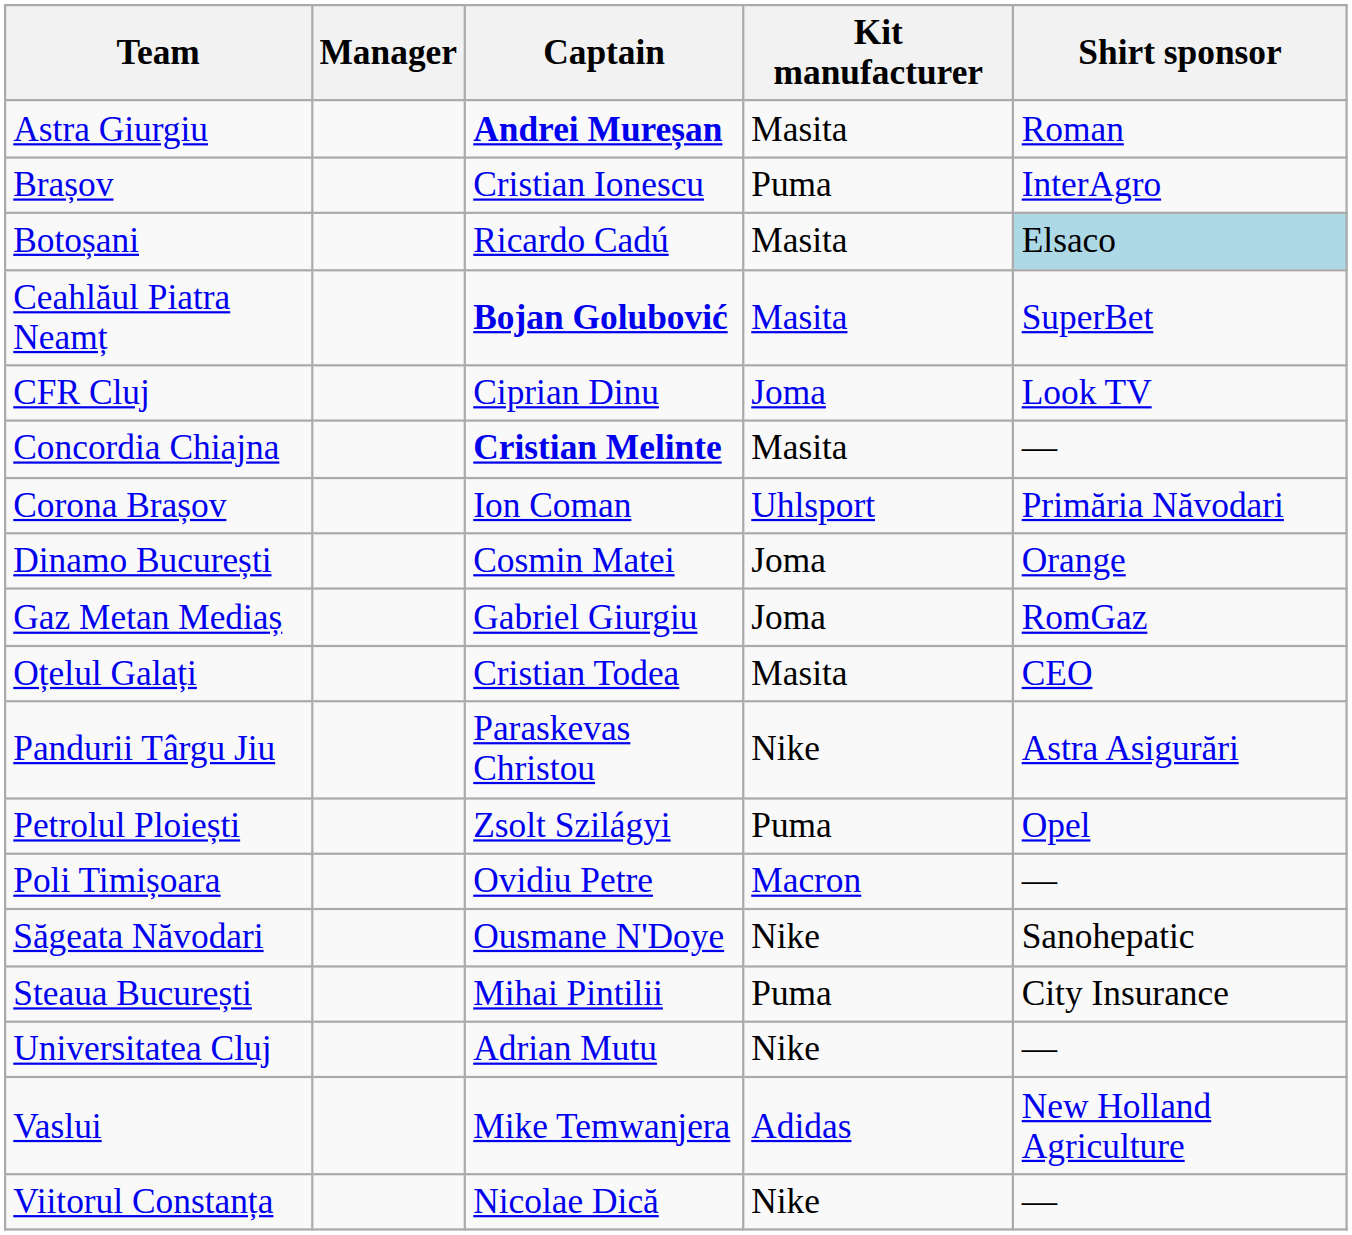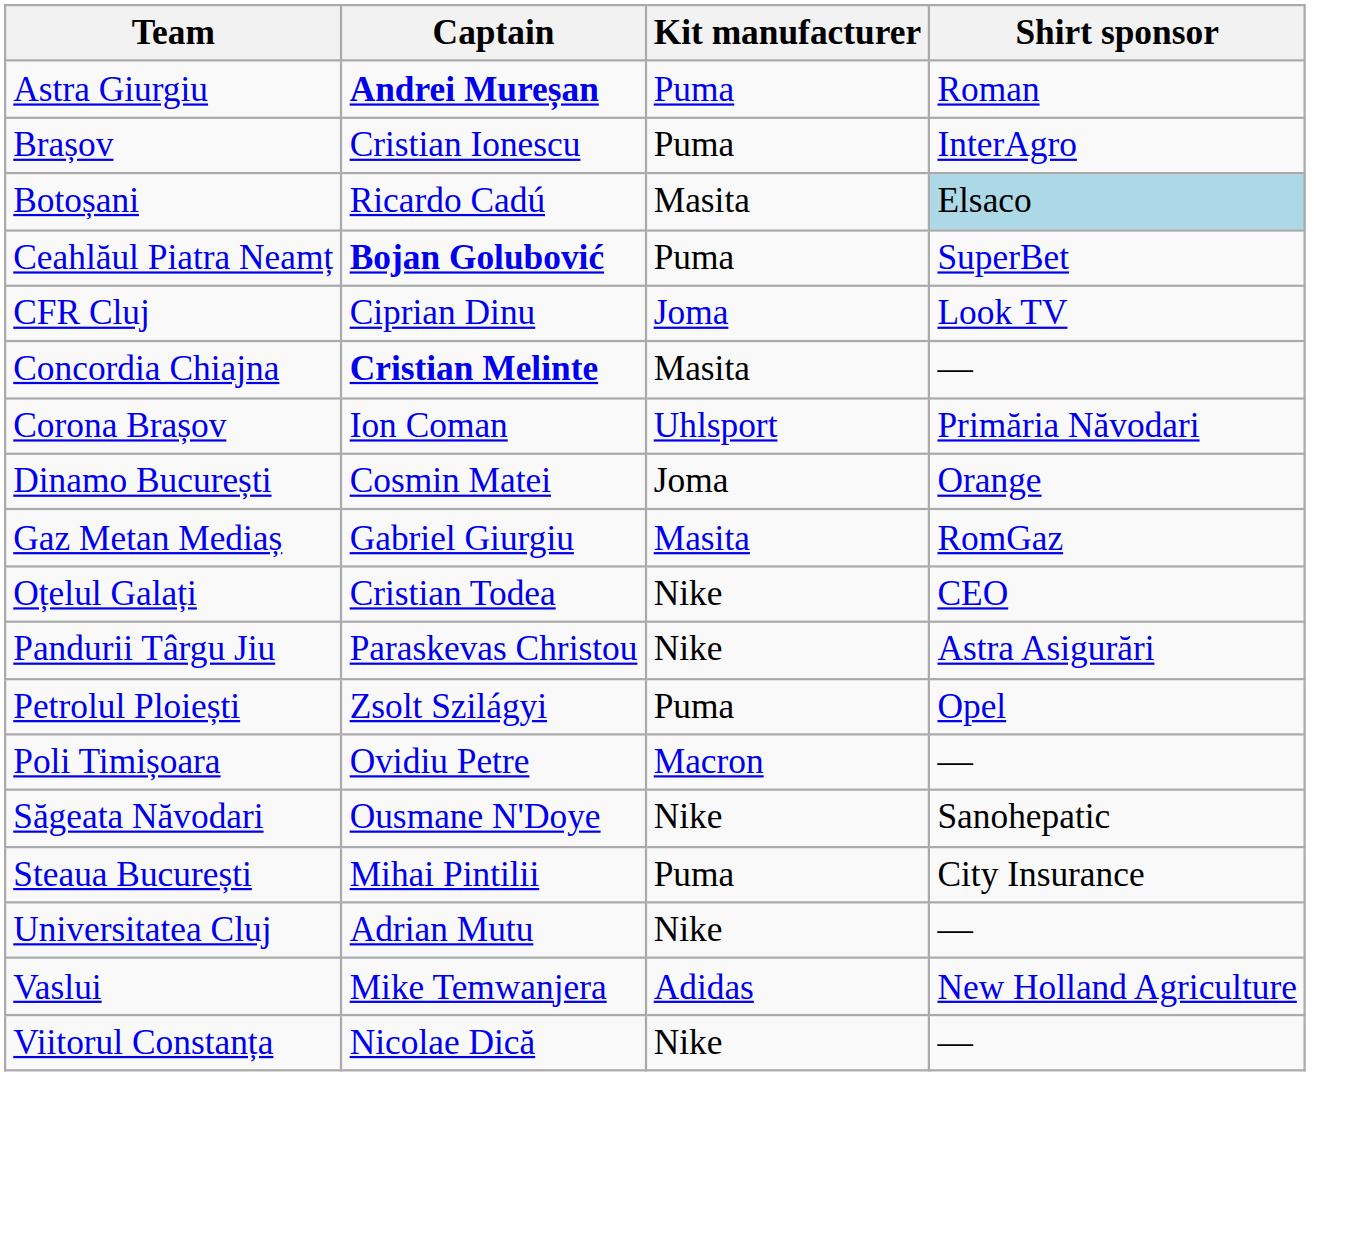- column: (388, 52)
(799, 128) Masita -> (694, 88) Puma
(799, 316) Masita -> (694, 256) Puma
(789, 616) Joma -> (702, 537) Masita
(799, 672) Masita -> (688, 593) Nike
